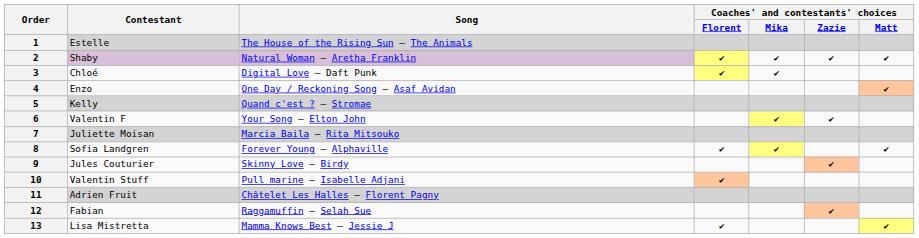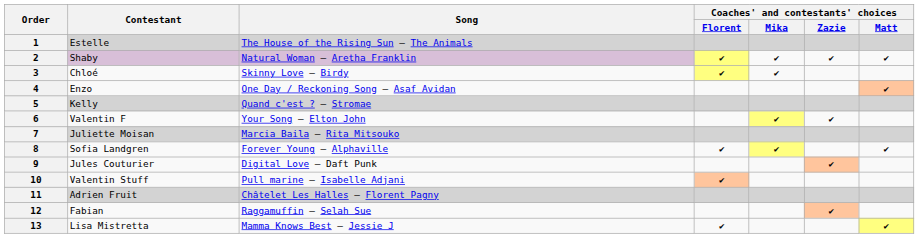(309, 73) Digital Love – Daft Punk -> (295, 73) Skinny Love – Birdy
(295, 165) Skinny Love – Birdy -> (309, 165) Digital Love – Daft Punk
